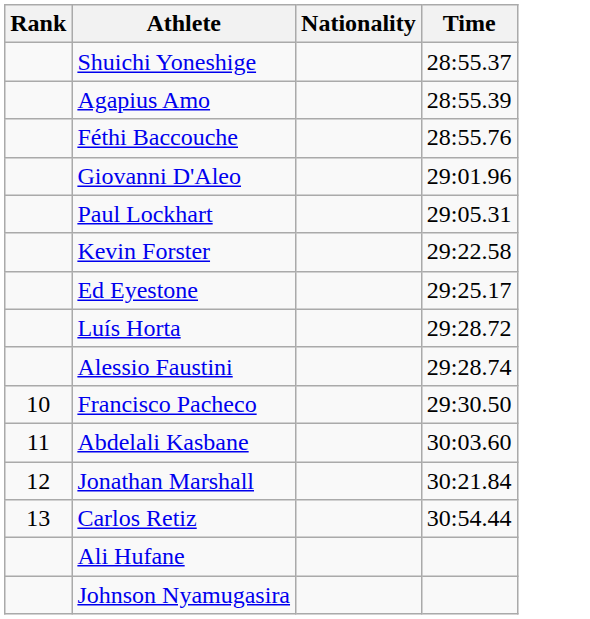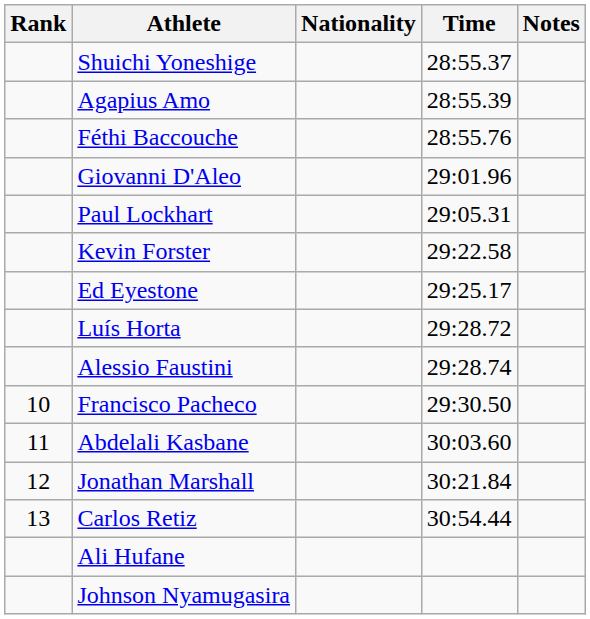+ column: (551, 23)
